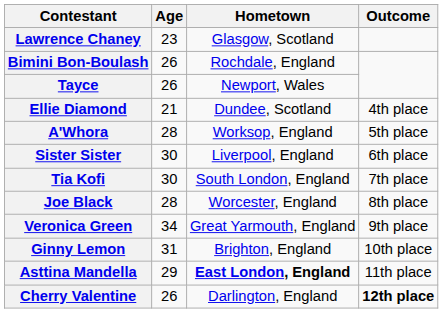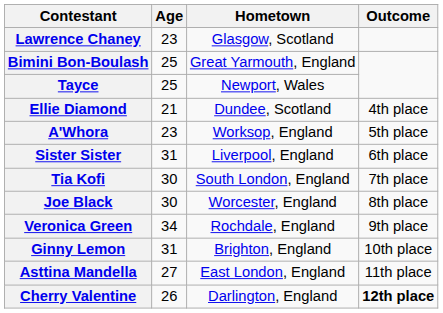(169, 62) 26 -> (169, 62) 25
(273, 62) Rochdale, England -> (273, 62) Great Yarmouth, England
(169, 86) 26 -> (169, 86) 25
(169, 132) 28 -> (169, 132) 23
(169, 156) 30 -> (169, 156) 31
(169, 202) 28 -> (169, 202) 30
(273, 226) Great Yarmouth, England -> (273, 226) Rochdale, England
(169, 272) 29 -> (169, 272) 27
(273, 272) bold -> (273, 272) normal
